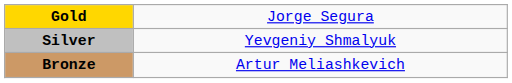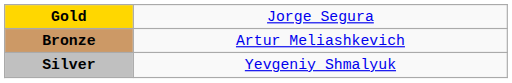rows swapped: (69, 41) <-> (69, 65)
